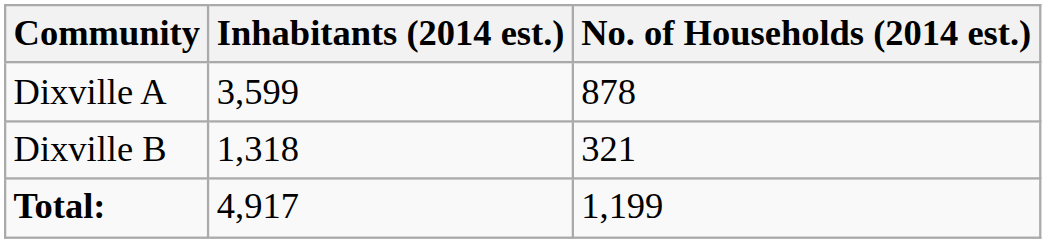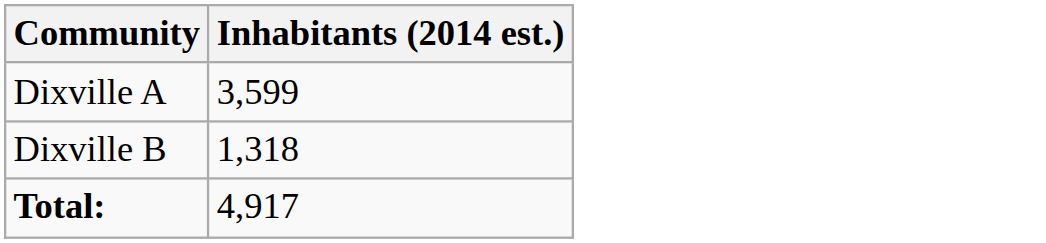- column: (806, 33)
